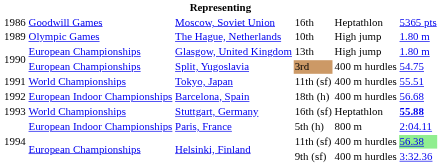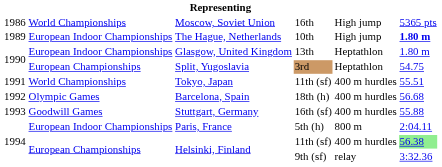(66, 22) Goodwill Games -> (77, 22) World Championships
(359, 22) Heptathlon -> (358, 22) High jump
(64, 37) Olympic Games -> (100, 37) European Indoor Championships
(415, 37) normal -> (415, 37) bold
(85, 52) European Championships -> (100, 52) European Indoor Championships
(358, 52) High jump -> (359, 52) Heptathlon
(366, 67) 400 m hurdles -> (359, 67) Heptathlon
(100, 97) European Indoor Championships -> (64, 97) Olympic Games
(77, 112) World Championships -> (66, 112) Goodwill Games
(359, 112) Heptathlon -> (366, 112) 400 m hurdles
(412, 112) bold -> (412, 112) normal
(366, 156) 400 m hurdles -> (345, 156) relay
